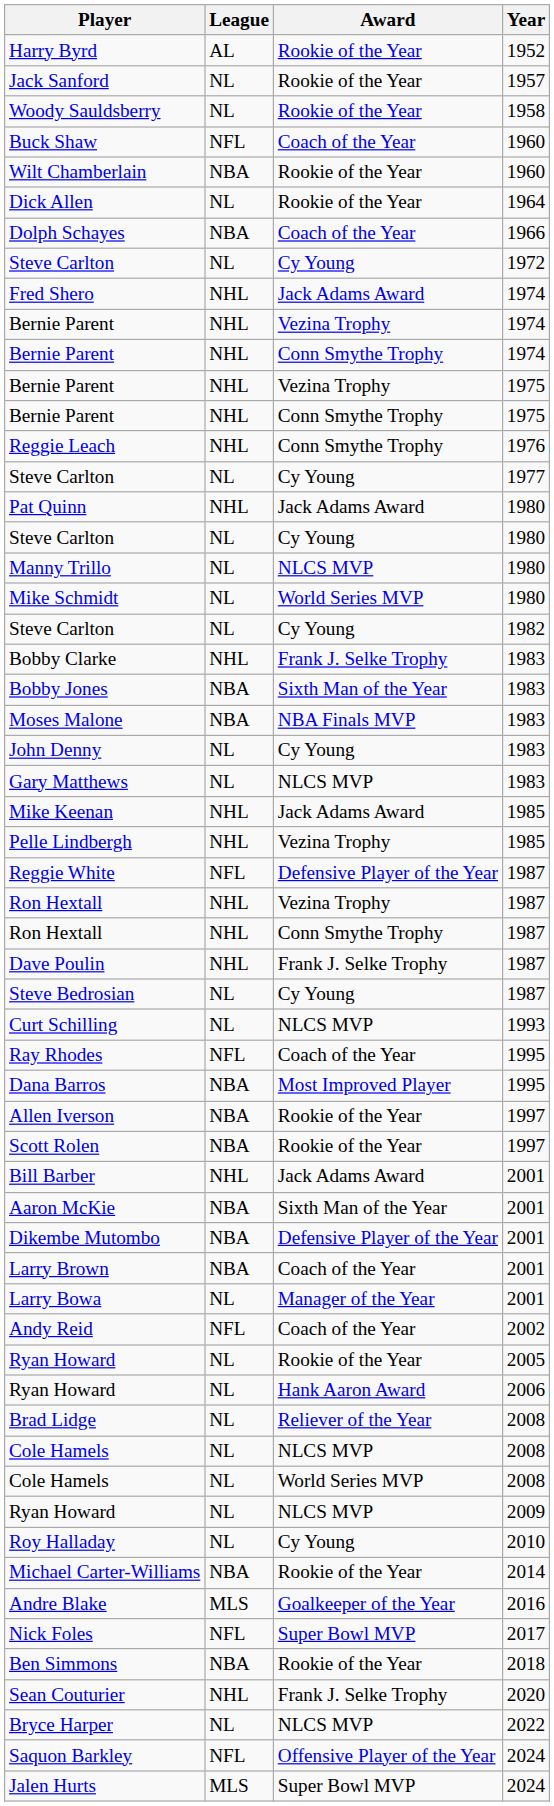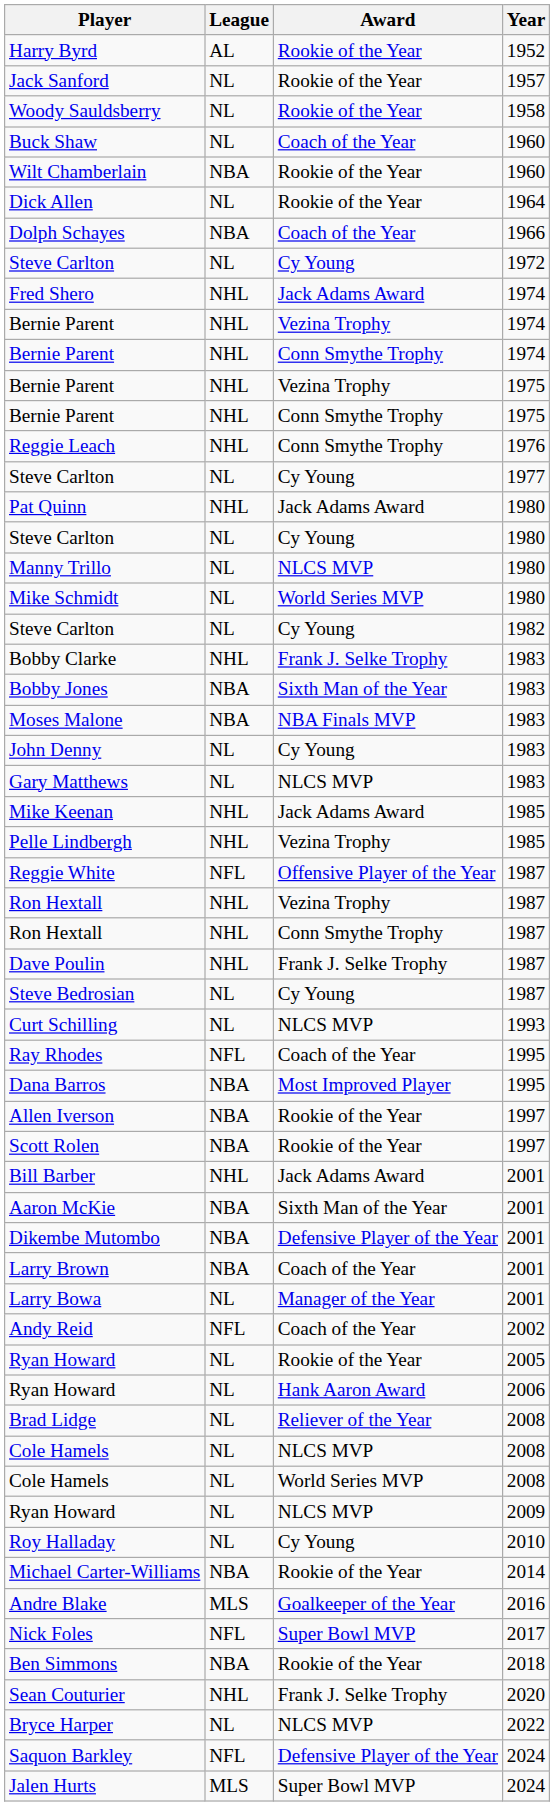(227, 141) NFL -> (222, 141) NL
(388, 872) Defensive Player of the Year -> (387, 872) Offensive Player of the Year
(387, 1755) Offensive Player of the Year -> (388, 1755) Defensive Player of the Year
